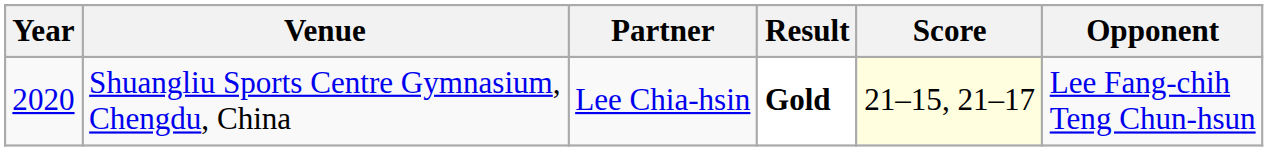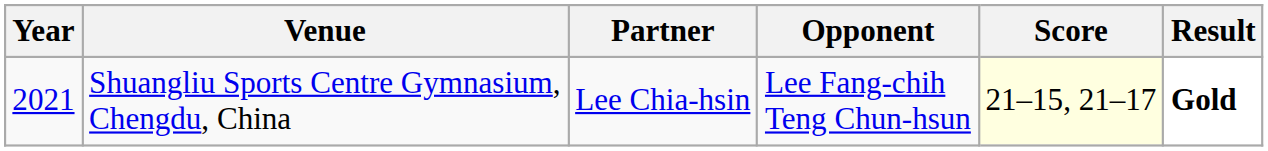columns swapped: (1153, 30) <-> (807, 30)
(43, 100) 2020 -> (43, 100) 2021
